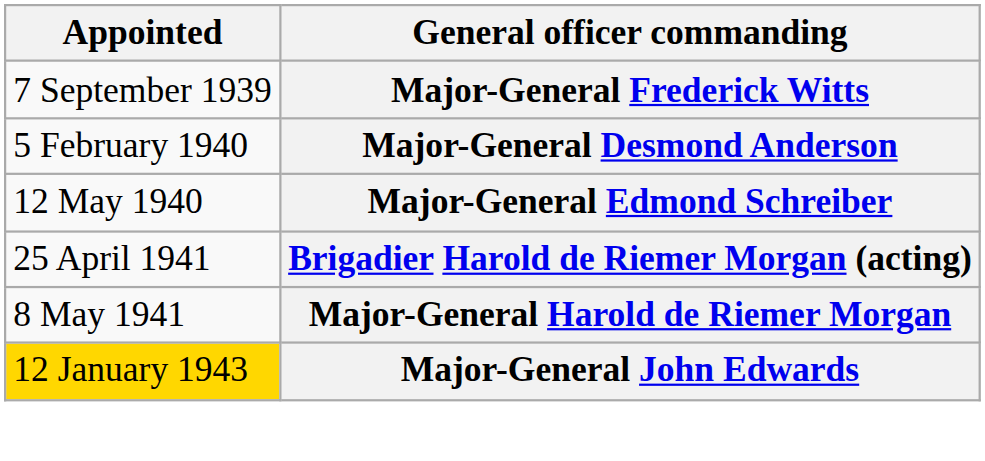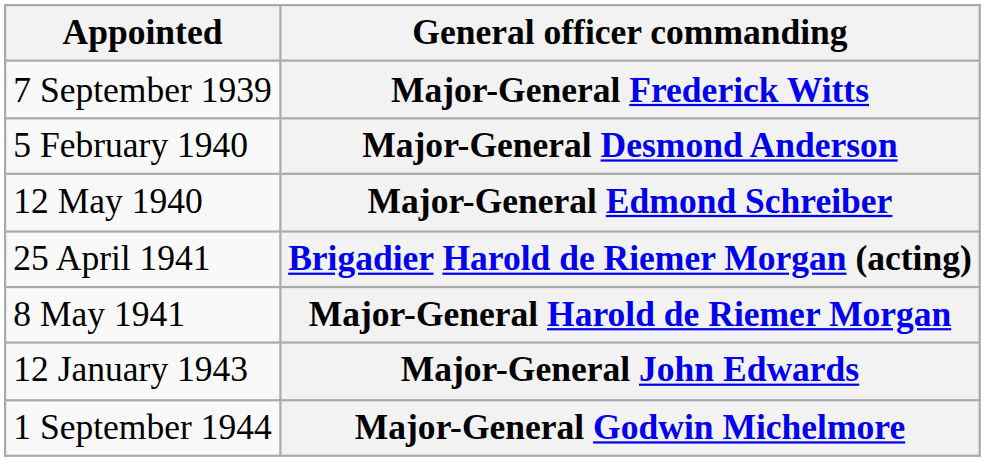(131, 370) gold background -> (131, 370) no background
+ row: (630, 426)
